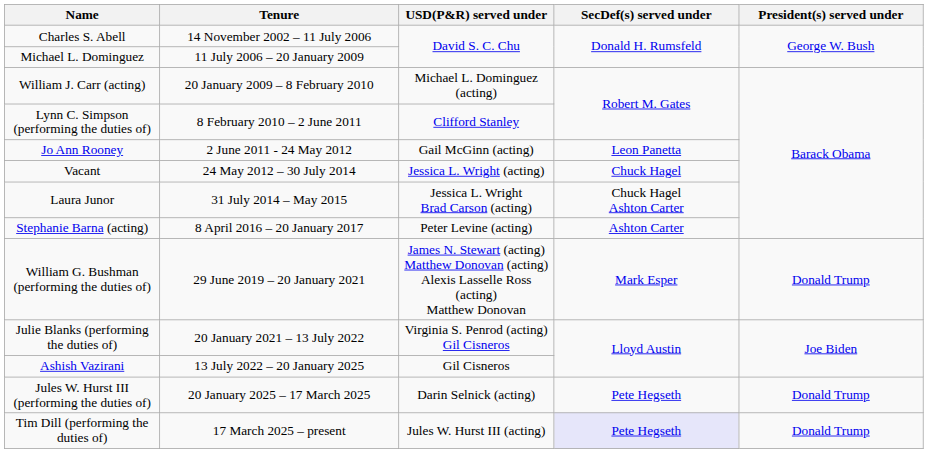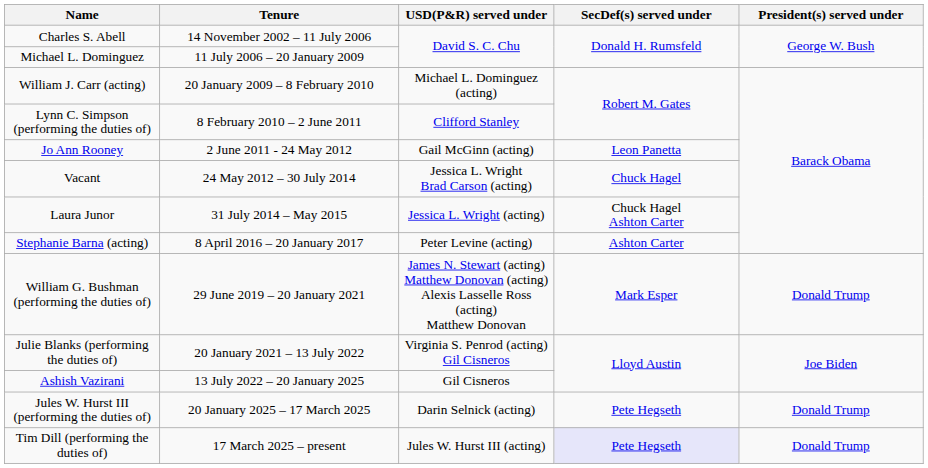(476, 171) Jessica L. Wright (acting) -> (476, 178) Jessica L. Wright Brad Carson (acting)
(476, 199) Jessica L. Wright Brad Carson (acting) -> (476, 214) Jessica L. Wright (acting)
